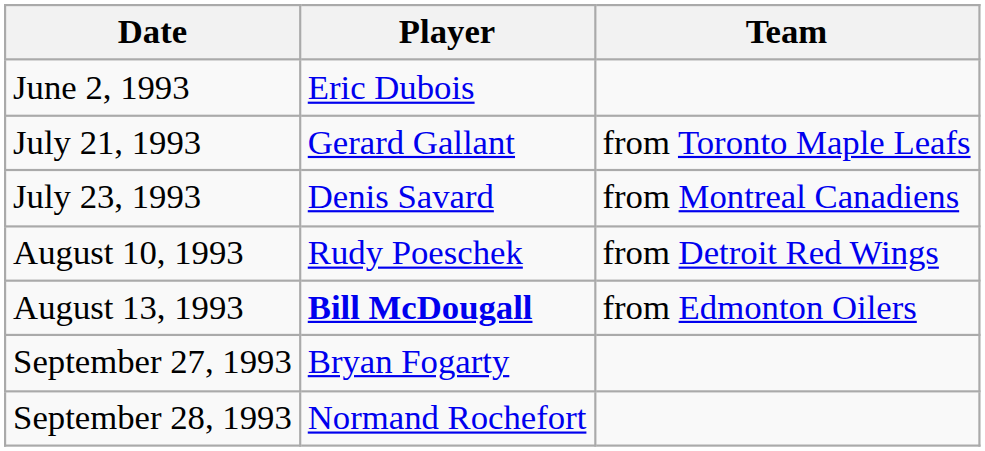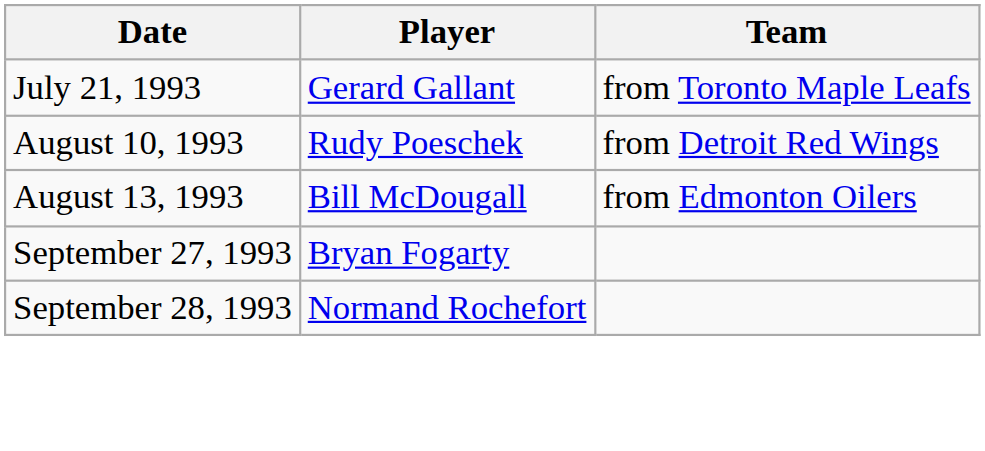- row: (101, 87)
- row: (107, 197)
(420, 307) bold -> (417, 197) normal
